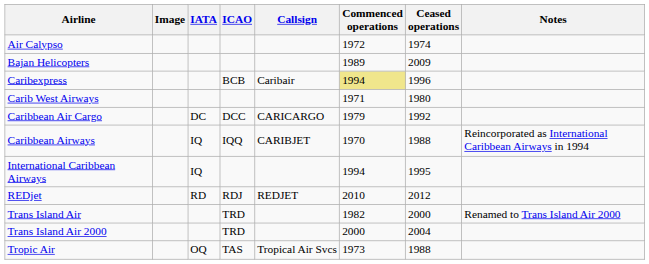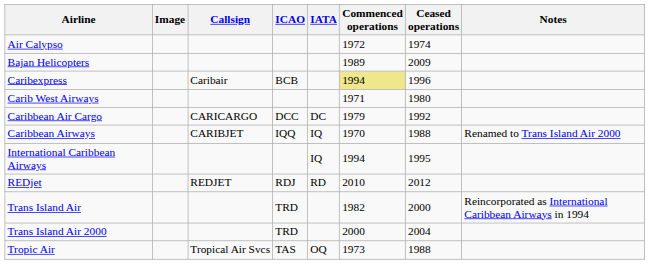columns swapped: (204, 19) <-> (297, 19)
(536, 140) Reincorporated as International Caribbean Airways in 1994 -> (542, 134) Renamed to Trans Island Air 2000
(542, 213) Renamed to Trans Island Air 2000 -> (536, 207) Reincorporated as International Caribbean Airways in 1994
